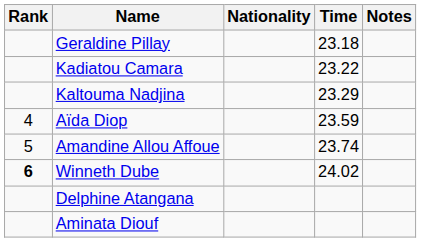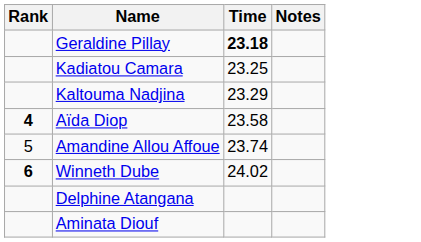- column: (269, 17)
(339, 43) normal -> (248, 43) bold
(339, 69) 23.22 -> (248, 69) 23.25
(28, 120) normal -> (28, 120) bold
(339, 120) 23.59 -> (248, 120) 23.58
